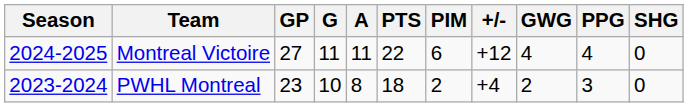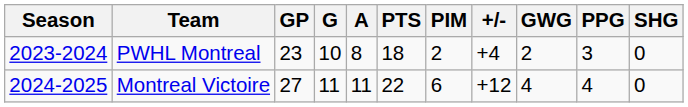rows swapped: (189, 85) <-> (193, 53)
